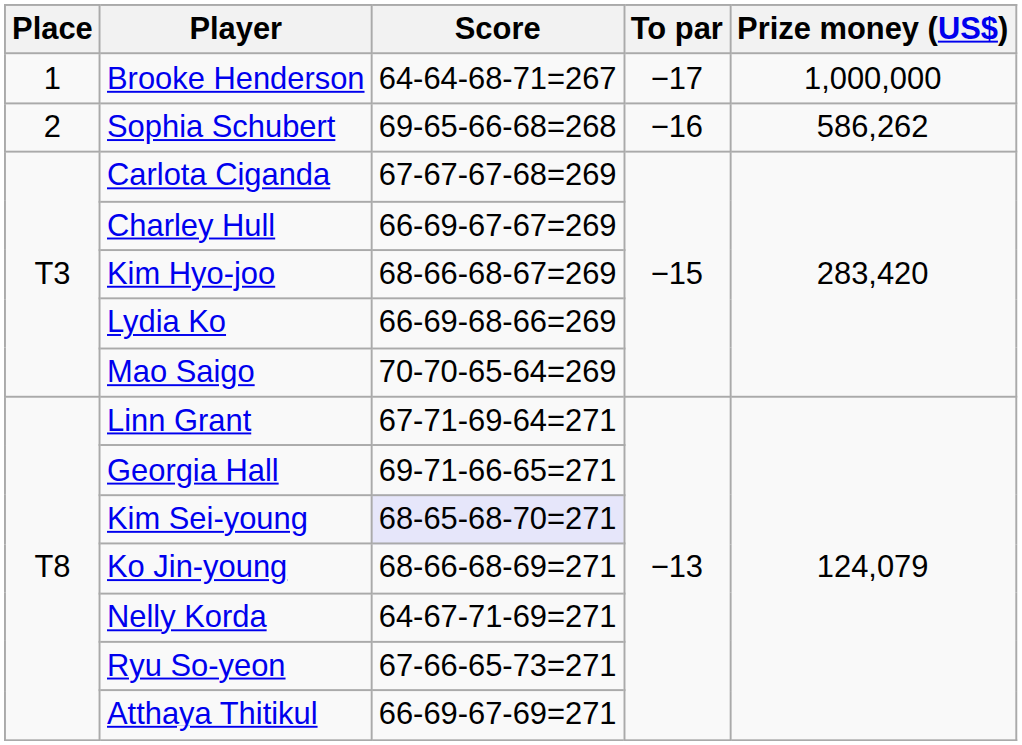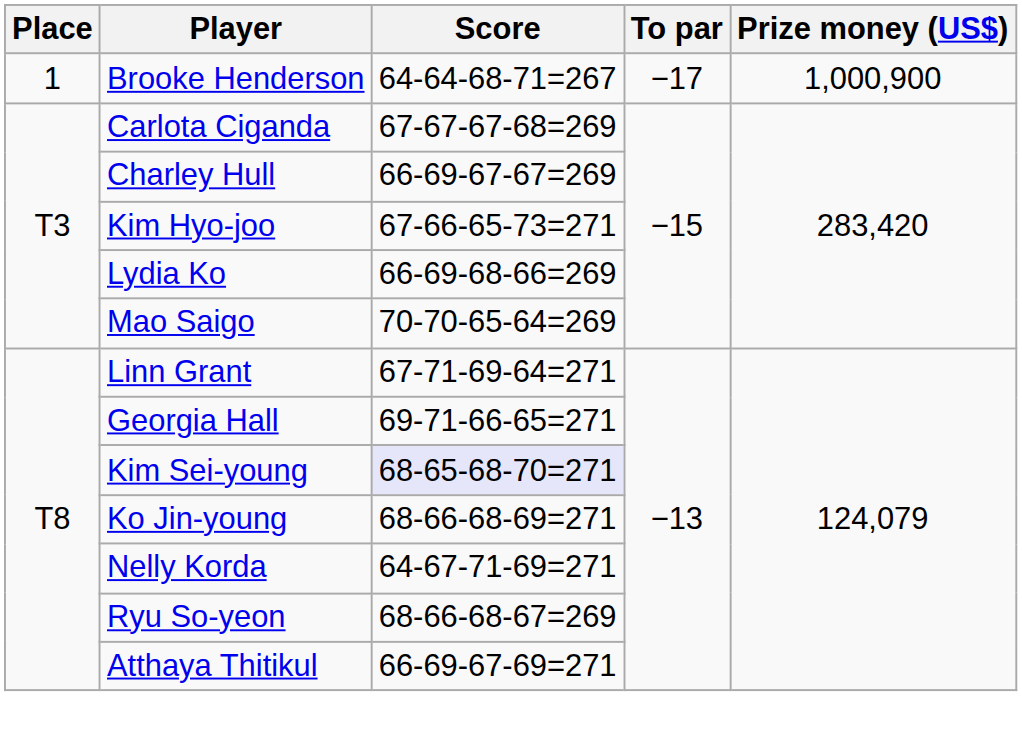(873, 77) 1,000,000 -> (873, 77) 1,000,900
- row: (221, 126)
(498, 273) 68-66-68-67=269 -> (498, 224) 67-66-65-73=271
(498, 665) 67-66-65-73=271 -> (498, 616) 68-66-68-67=269
